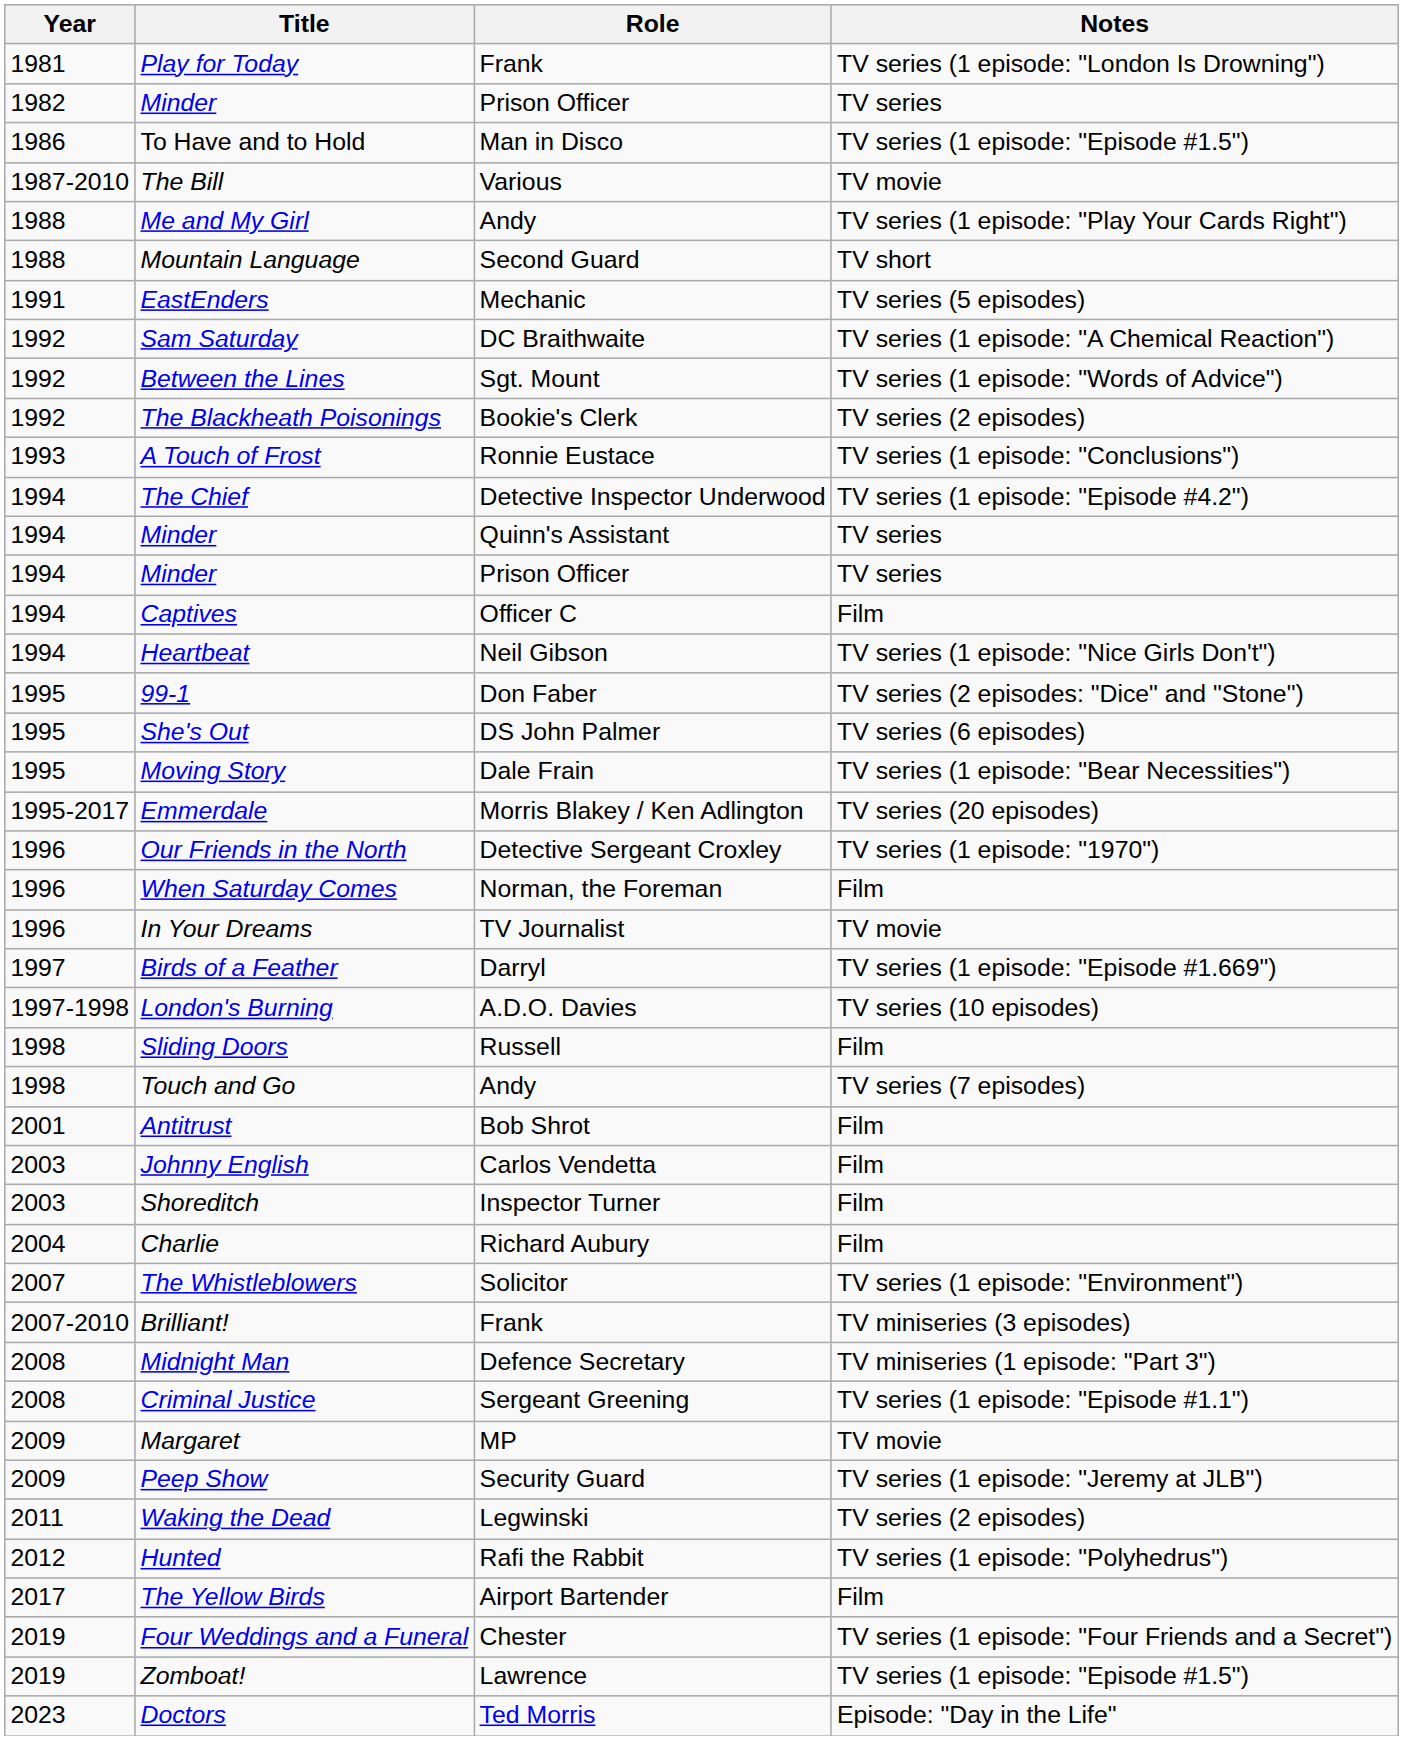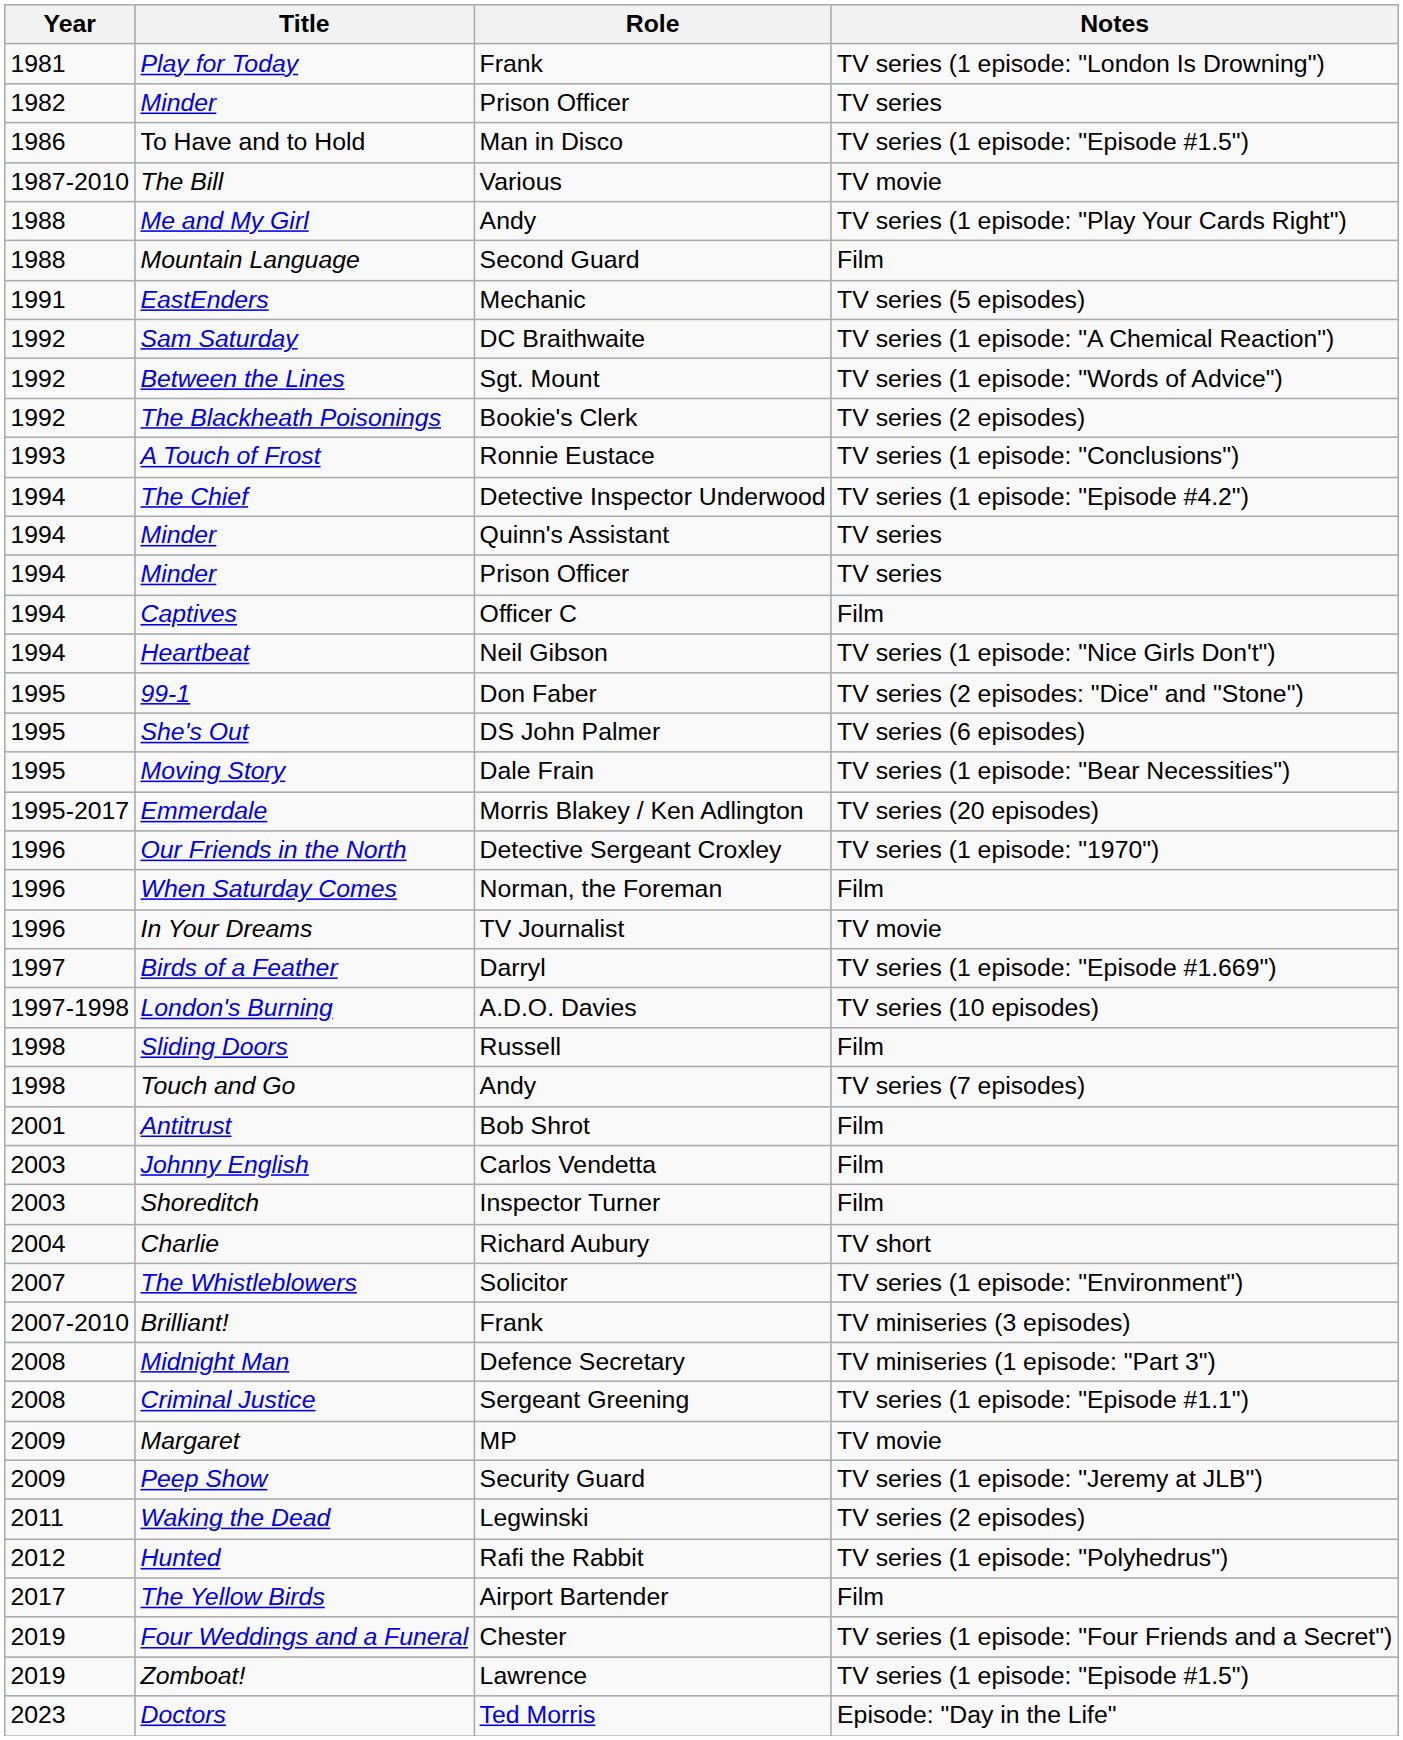(884, 260) TV short -> (860, 260) Film
(860, 1243) Film -> (884, 1243) TV short
